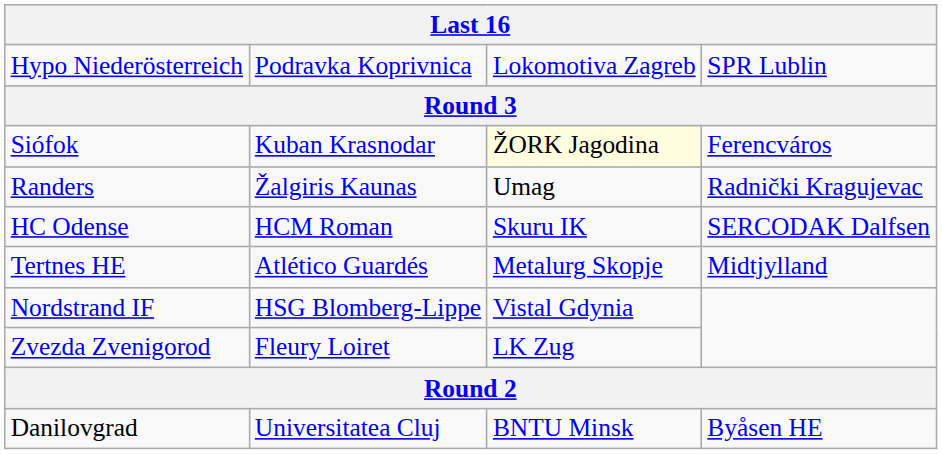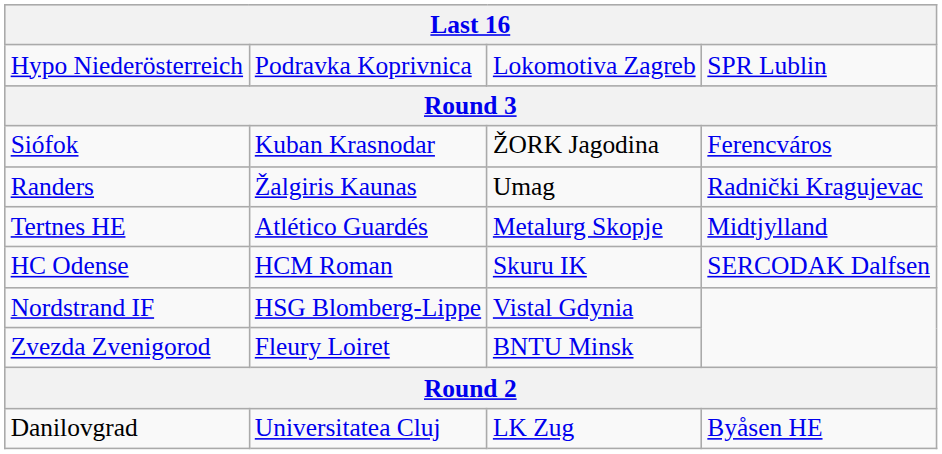(576, 145) lightyellow background -> (576, 145) no background
rows swapped: (70, 226) <-> (68, 266)
(534, 347) LK Zug -> (563, 347) BNTU Minsk
(563, 428) BNTU Minsk -> (534, 428) LK Zug
